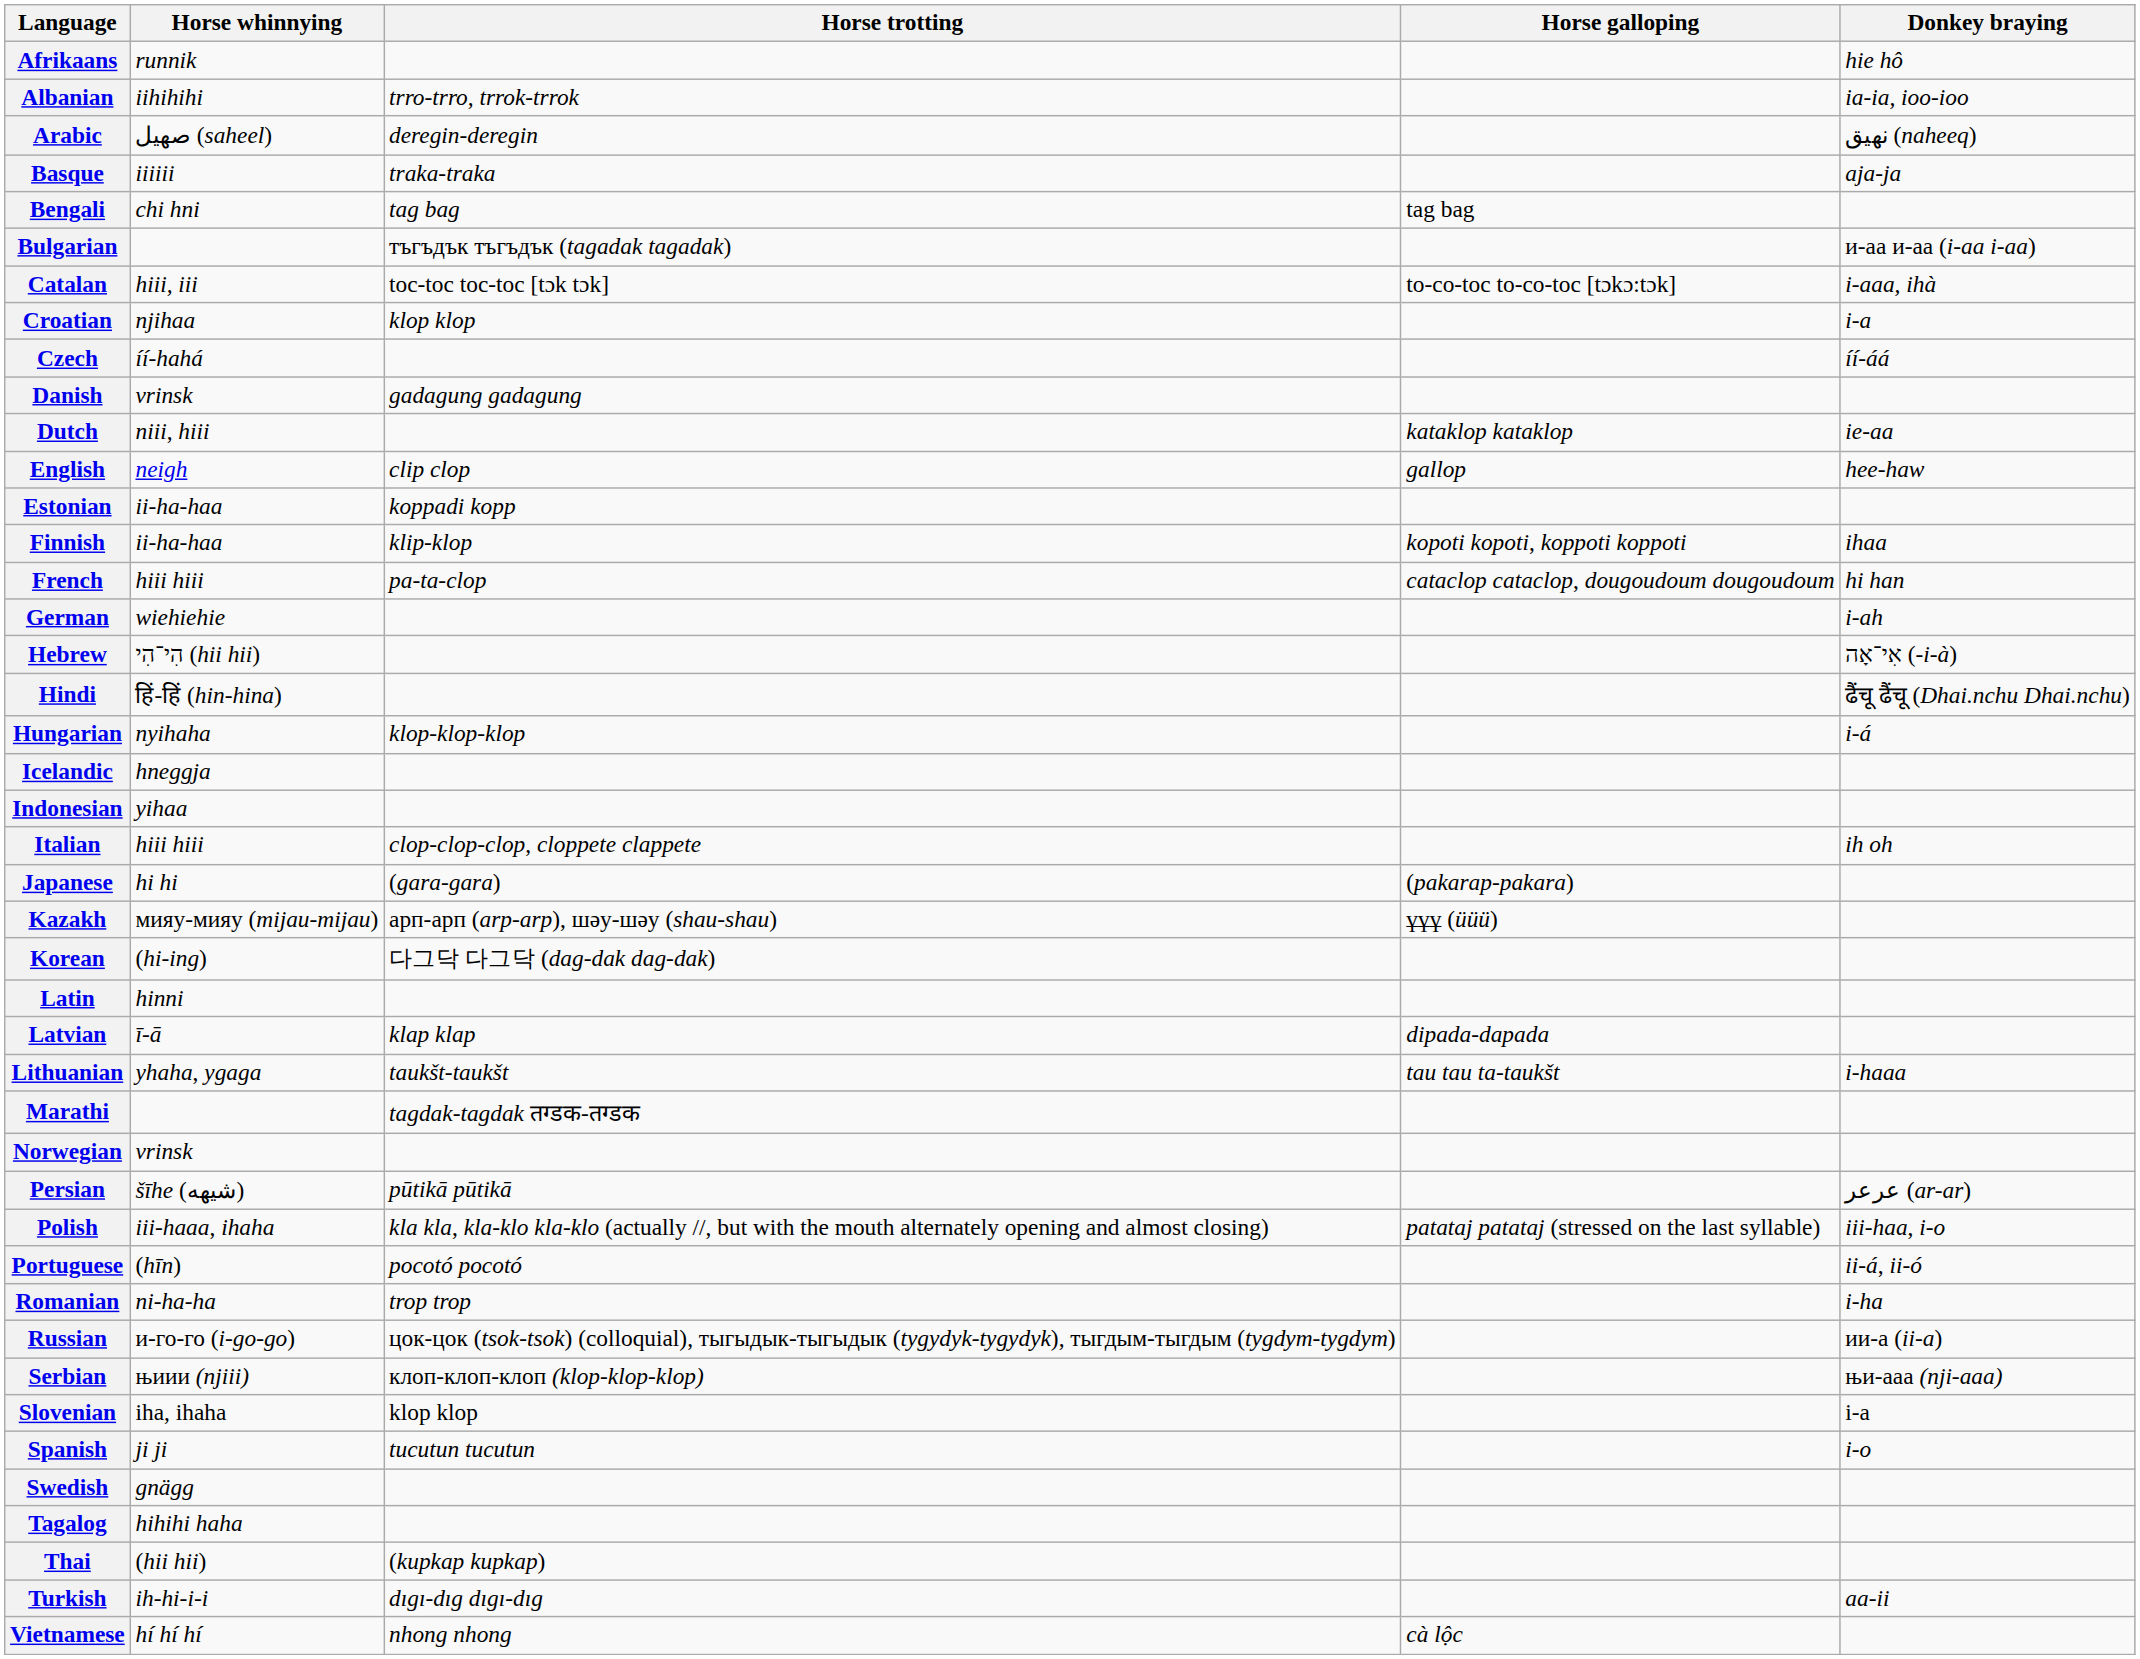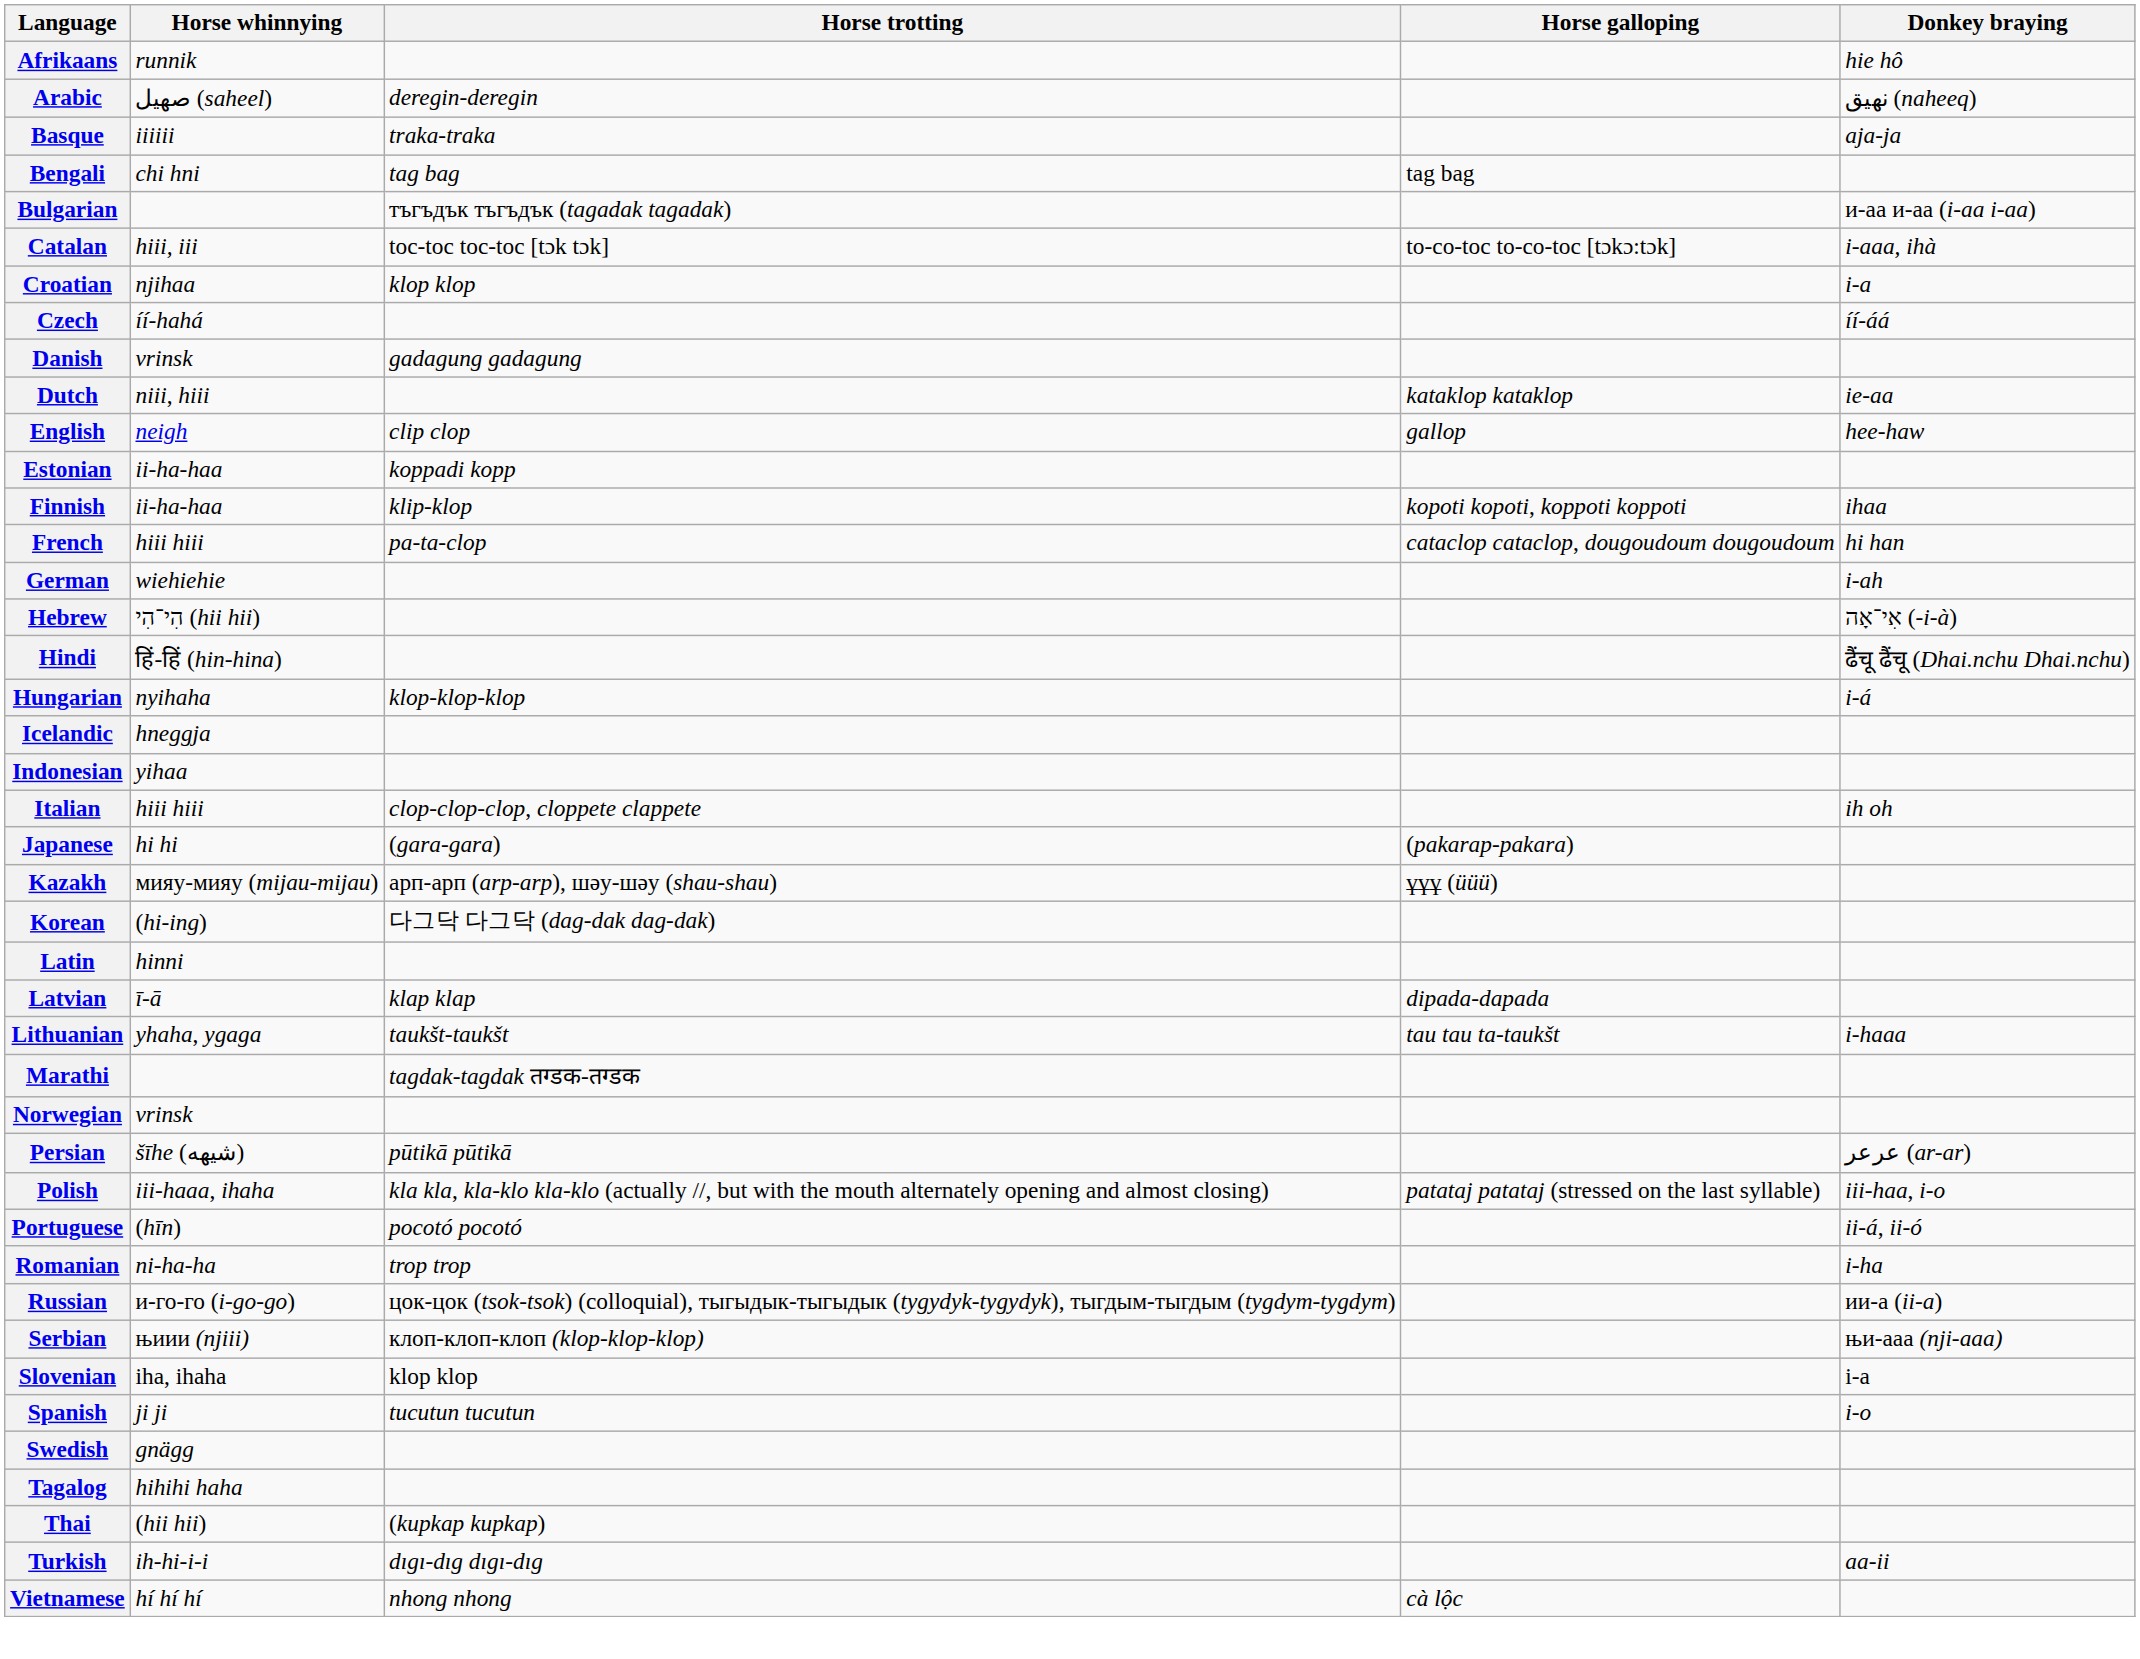- row: (67, 97)
